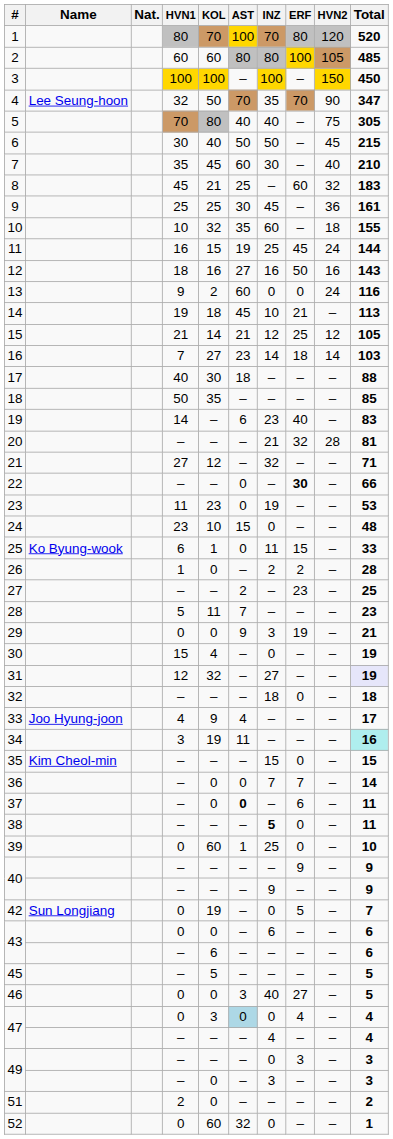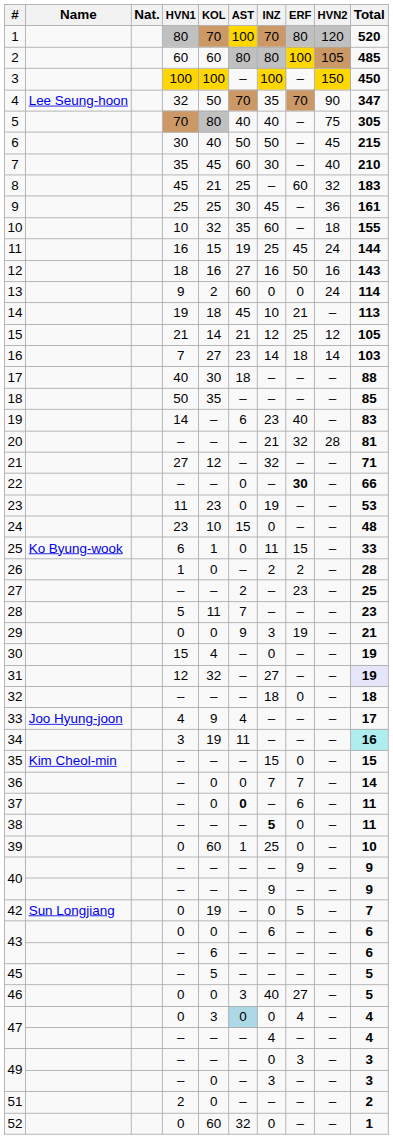(369, 292) 116 -> (369, 292) 114
